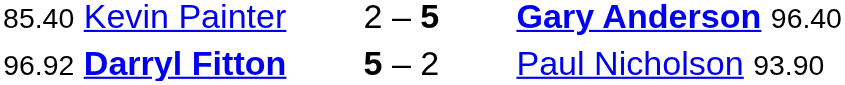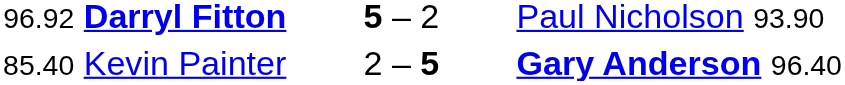rows swapped: (145, 16) <-> (145, 63)
